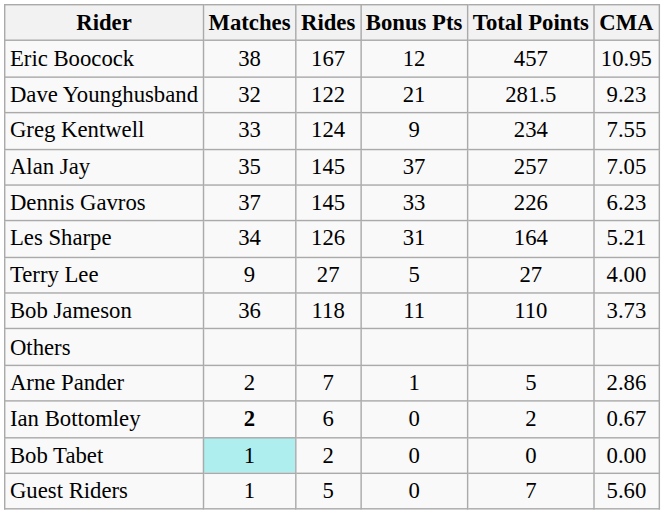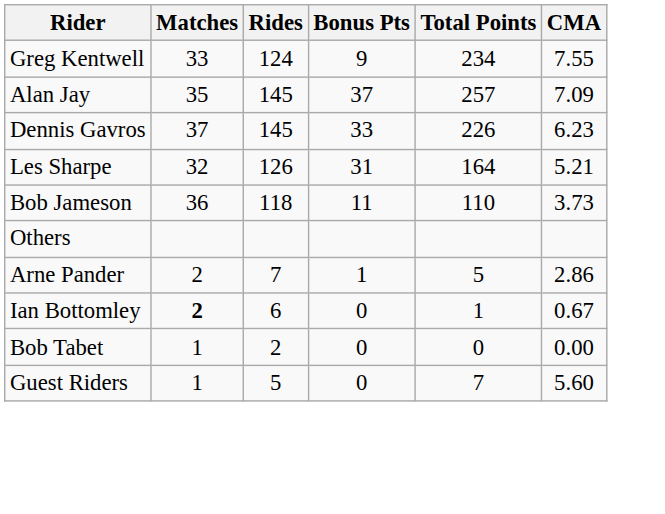- row: (72, 58)
- row: (104, 94)
(626, 166) 7.05 -> (574, 94) 7.09
(250, 238) 34 -> (197, 166) 32
- row: (54, 274)
(531, 418) 2 -> (478, 310) 1
(250, 454) paleturquoise background -> (197, 346) no background
